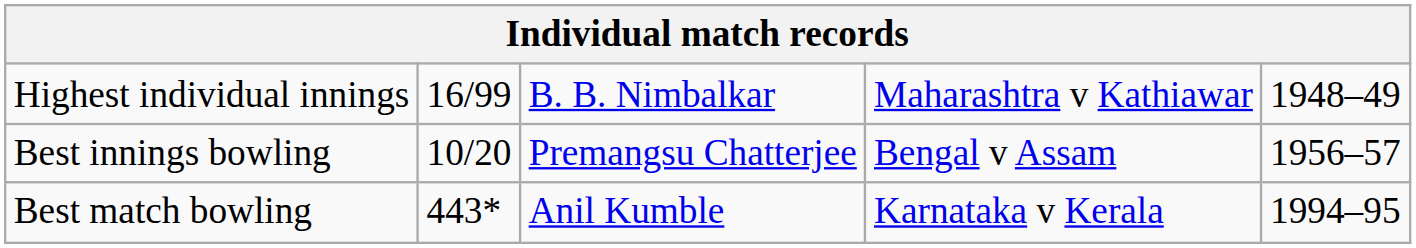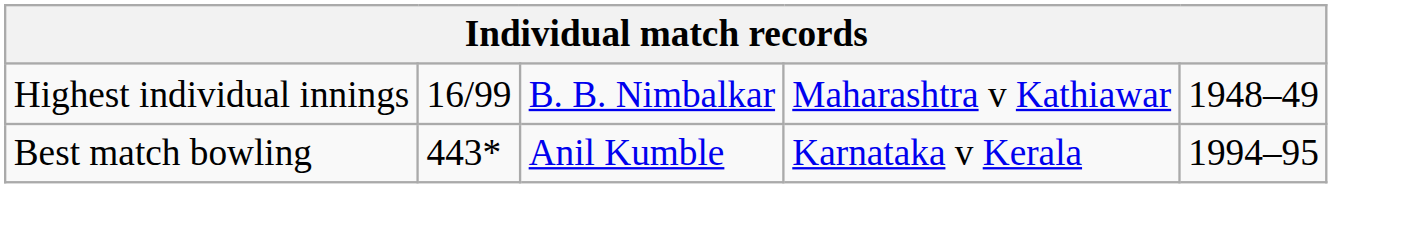- row: (172, 152)
